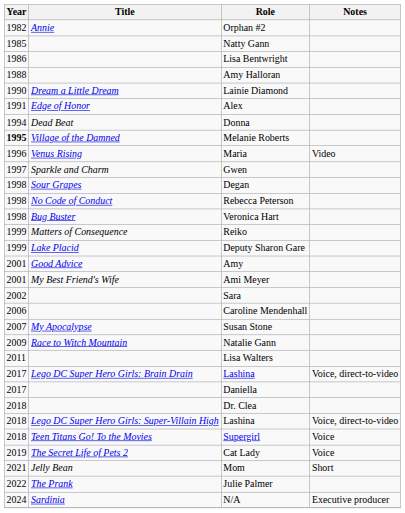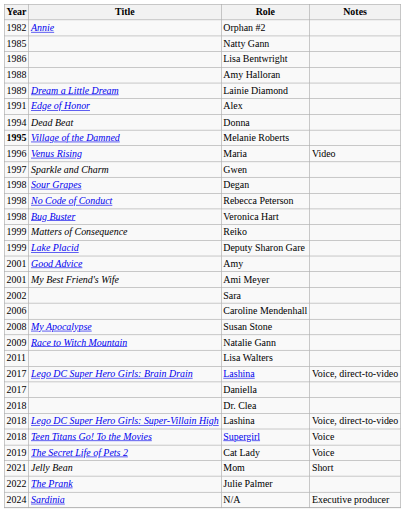(17, 91) 1990 -> (17, 91) 1989
(17, 327) 2007 -> (17, 327) 2008
